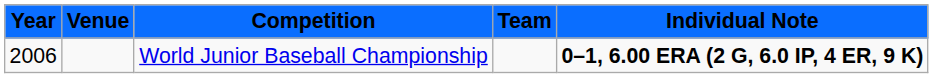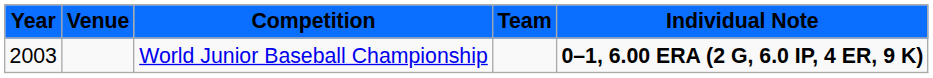(33, 55) 2006 -> (33, 55) 2003
